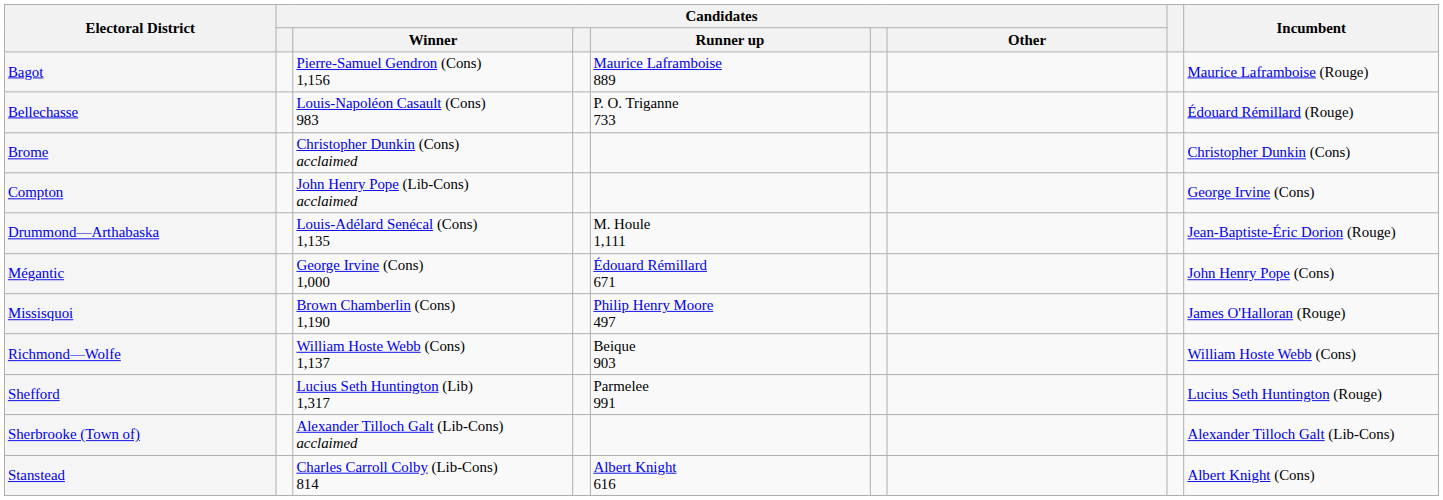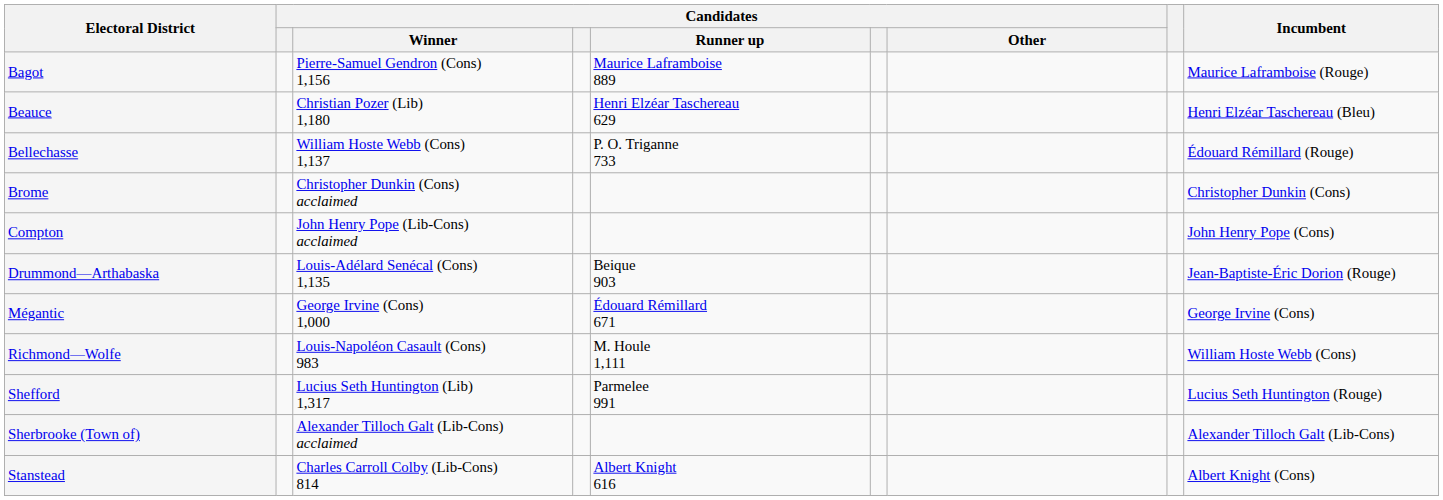+ row: (30, 112)
(391, 112) Louis-Napoléon Casault (Cons) 983 -> (381, 152) William Hoste Webb (Cons) 1,137
(1251, 192) George Irvine (Cons) -> (1261, 233) John Henry Pope (Cons)
(622, 233) M. Houle 1,111 -> (614, 273) Beique 903
(1261, 273) John Henry Pope (Cons) -> (1251, 313) George Irvine (Cons)
- row: (41, 313)
(381, 354) William Hoste Webb (Cons) 1,137 -> (391, 354) Louis-Napoléon Casault (Cons) 983
(614, 354) Beique 903 -> (622, 354) M. Houle 1,111
